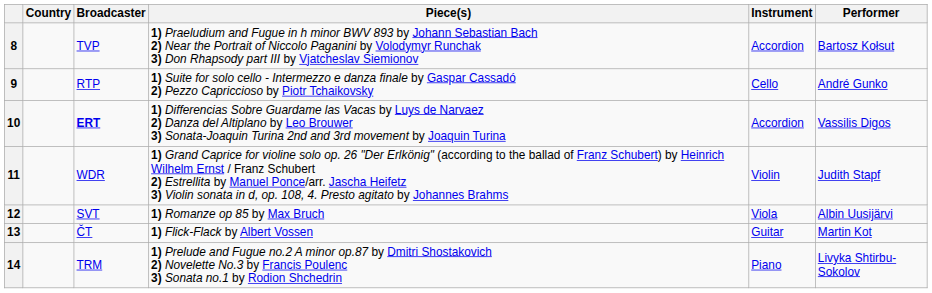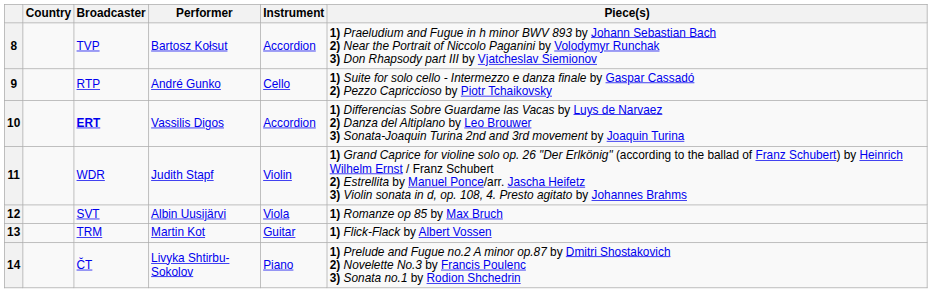columns swapped: (871, 13) <-> (448, 13)
(84, 233) ČT -> (89, 233) TRM
(89, 265) TRM -> (84, 265) ČT
